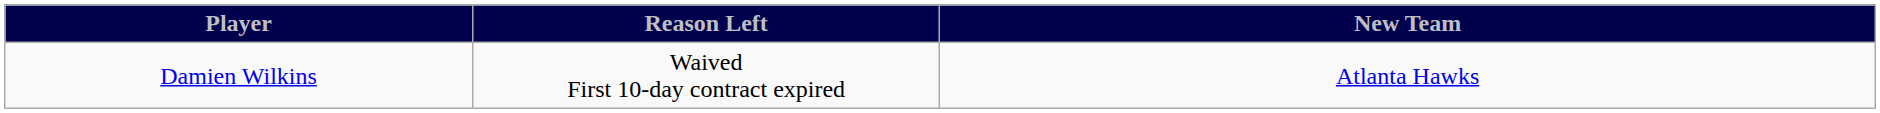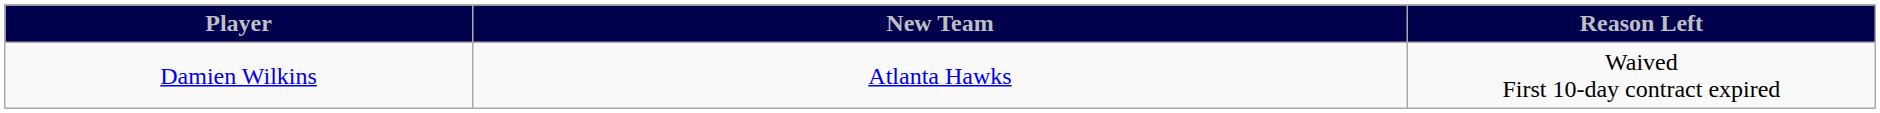columns swapped: (706, 23) <-> (1408, 23)
